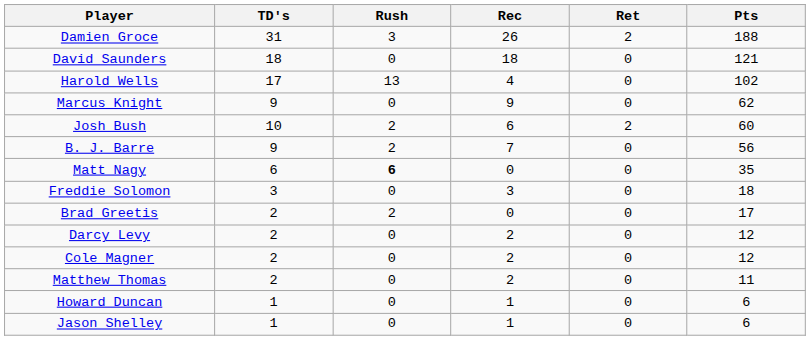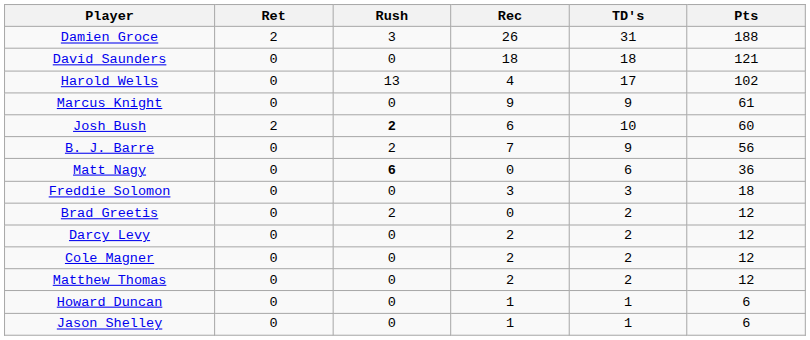columns swapped: (274, 16) <-> (628, 16)
(746, 104) 62 -> (746, 104) 61
(392, 126) normal -> (392, 126) bold
(746, 170) 35 -> (746, 170) 36
(746, 214) 17 -> (746, 214) 12
(746, 280) 11 -> (746, 280) 12
